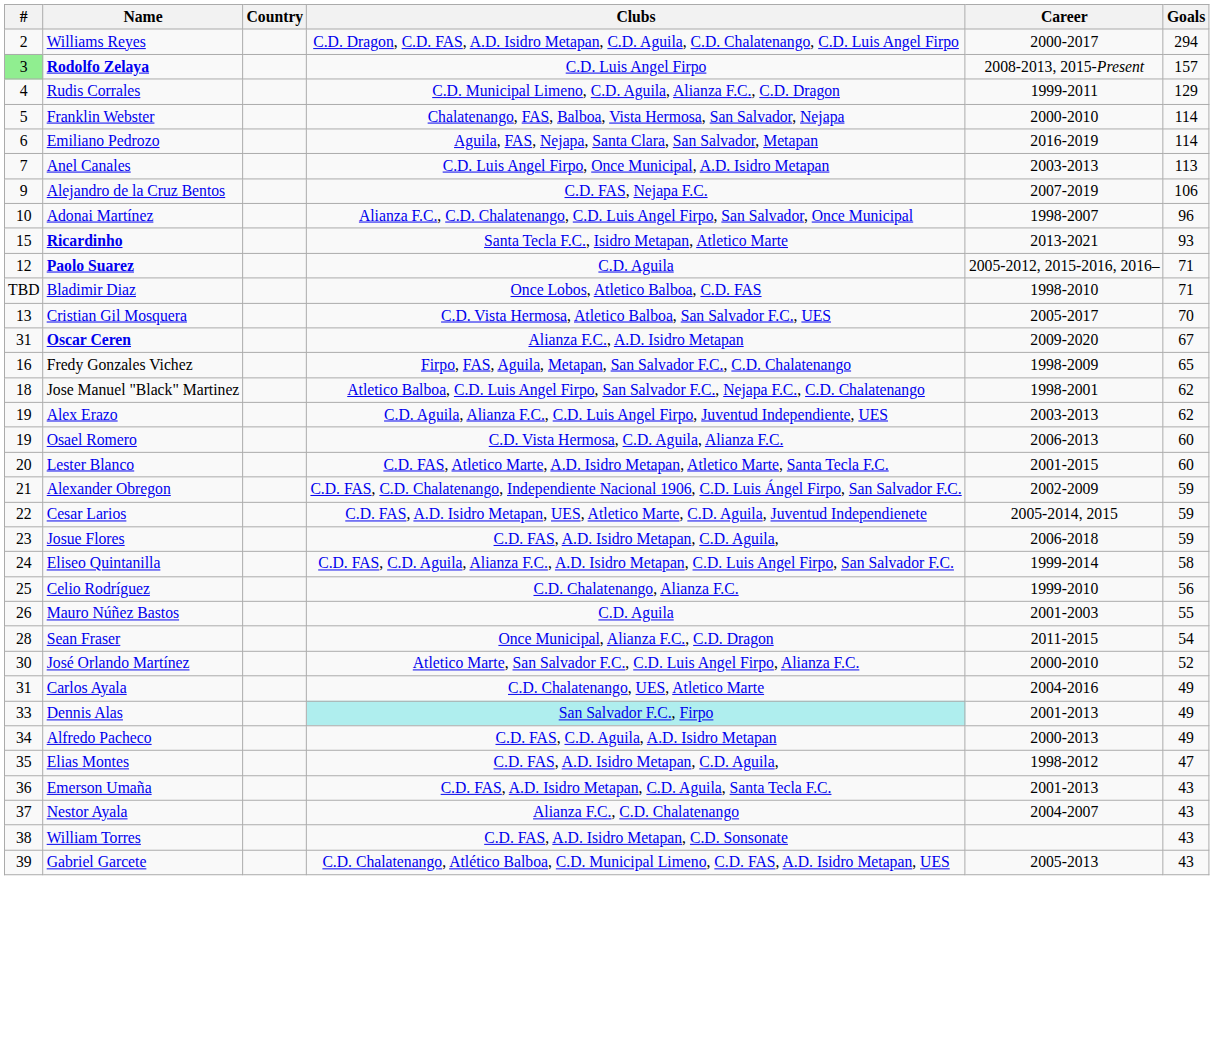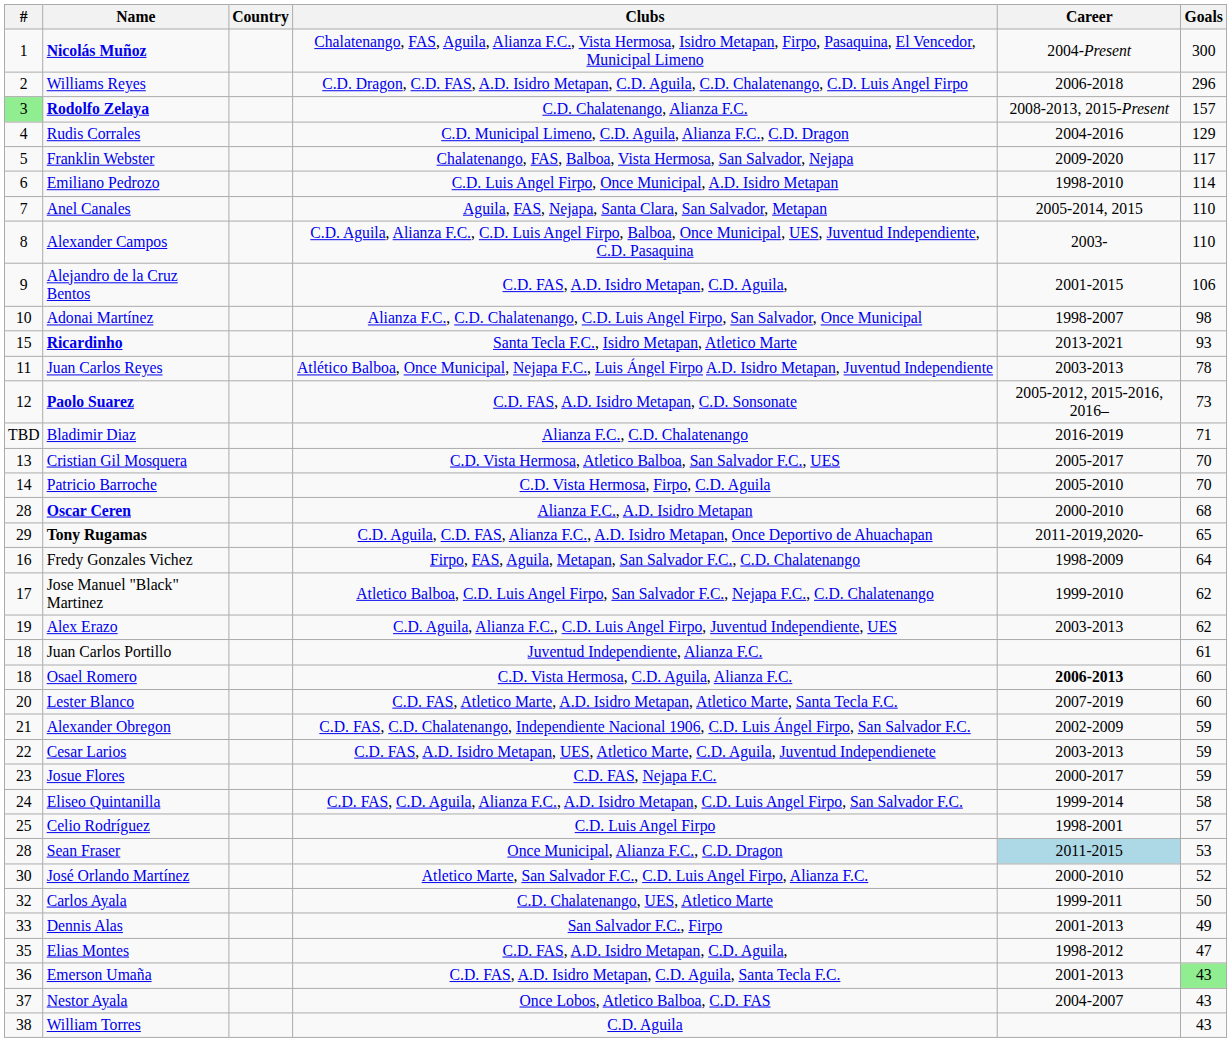+ row: (97, 50)
(1064, 41) 2000-2017 -> (1089, 84) 2006-2018
(1186, 41) 294 -> (1204, 84) 296
(636, 66) C.D. Luis Angel Firpo -> (645, 109) C.D. Chalatenango, Alianza F.C.
(1064, 91) 1999-2011 -> (1089, 134) 2004-2016
(1064, 116) 2000-2010 -> (1089, 158) 2009-2020
(1186, 116) 114 -> (1204, 158) 117
(636, 141) Aguila, FAS, Nejapa, Santa Clara, San Salvador, Metapan -> (645, 183) C.D. Luis Angel Firpo, Once Municipal, A.D. Isidro Metapan
(1064, 141) 2016-2019 -> (1089, 183) 1998-2010
(636, 166) C.D. Luis Angel Firpo, Once Municipal, A.D. Isidro Metapan -> (645, 208) Aguila, FAS, Nejapa, Santa Clara, San Salvador, Metapan
(1064, 166) 2003-2013 -> (1089, 208) 2005-2014, 2015
(1186, 166) 113 -> (1204, 208) 110
+ row: (107, 242)
(636, 191) C.D. FAS, Nejapa F.C. -> (645, 284) C.D. FAS, A.D. Isidro Metapan, C.D. Aguila,
(1064, 191) 2007-2019 -> (1089, 284) 2001-2015
(1186, 215) 96 -> (1204, 318) 98
+ row: (105, 368)
(636, 265) C.D. Aguila -> (645, 401) C.D. FAS, A.D. Isidro Metapan, C.D. Sonsonate
(1186, 265) 71 -> (1204, 401) 73
(636, 290) Once Lobos, Atletico Balboa, C.D. FAS -> (645, 435) Alianza F.C., C.D. Chalatenango
(1064, 290) 1998-2010 -> (1089, 435) 2016-2019
+ row: (102, 485)
(24, 340) 31 -> (24, 510) 28
(1064, 340) 2009-2020 -> (1089, 510) 2000-2010
(1186, 340) 67 -> (1204, 510) 68
+ row: (97, 535)
(1186, 365) 65 -> (1204, 559) 64
(24, 389) 18 -> (24, 593) 17
(1064, 389) 1998-2001 -> (1089, 593) 1999-2010
+ row: (109, 652)
(24, 439) 19 -> (24, 677) 18
(1064, 439) normal -> (1089, 677) bold
(1064, 464) 2001-2015 -> (1089, 701) 2007-2019
(1064, 514) 2005-2014, 2015 -> (1089, 751) 2003-2013
(636, 539) C.D. FAS, A.D. Isidro Metapan, C.D. Aguila, -> (645, 776) C.D. FAS, Nejapa F.C.
(1064, 539) 2006-2018 -> (1089, 776) 2000-2017
(636, 588) C.D. Chalatenango, Alianza F.C. -> (645, 826) C.D. Luis Angel Firpo
(1064, 588) 1999-2010 -> (1089, 826) 1998-2001
(1186, 588) 56 -> (1204, 826) 57
- row: (113, 613)
(1064, 638) no background -> (1089, 851) lightblue background
(1186, 638) 54 -> (1204, 851) 53
(24, 688) 31 -> (24, 900) 32
(1064, 688) 2004-2016 -> (1089, 900) 1999-2011
(1186, 688) 49 -> (1204, 900) 50
(636, 713) paleturquoise background -> (645, 925) no background
- row: (99, 738)
(1186, 787) no background -> (1204, 975) lightgreen background
(636, 812) Alianza F.C., C.D. Chalatenango -> (645, 1000) Once Lobos, Atletico Balboa, C.D. FAS
(636, 837) C.D. FAS, A.D. Isidro Metapan, C.D. Sonsonate -> (645, 1025) C.D. Aguila
- row: (97, 862)
